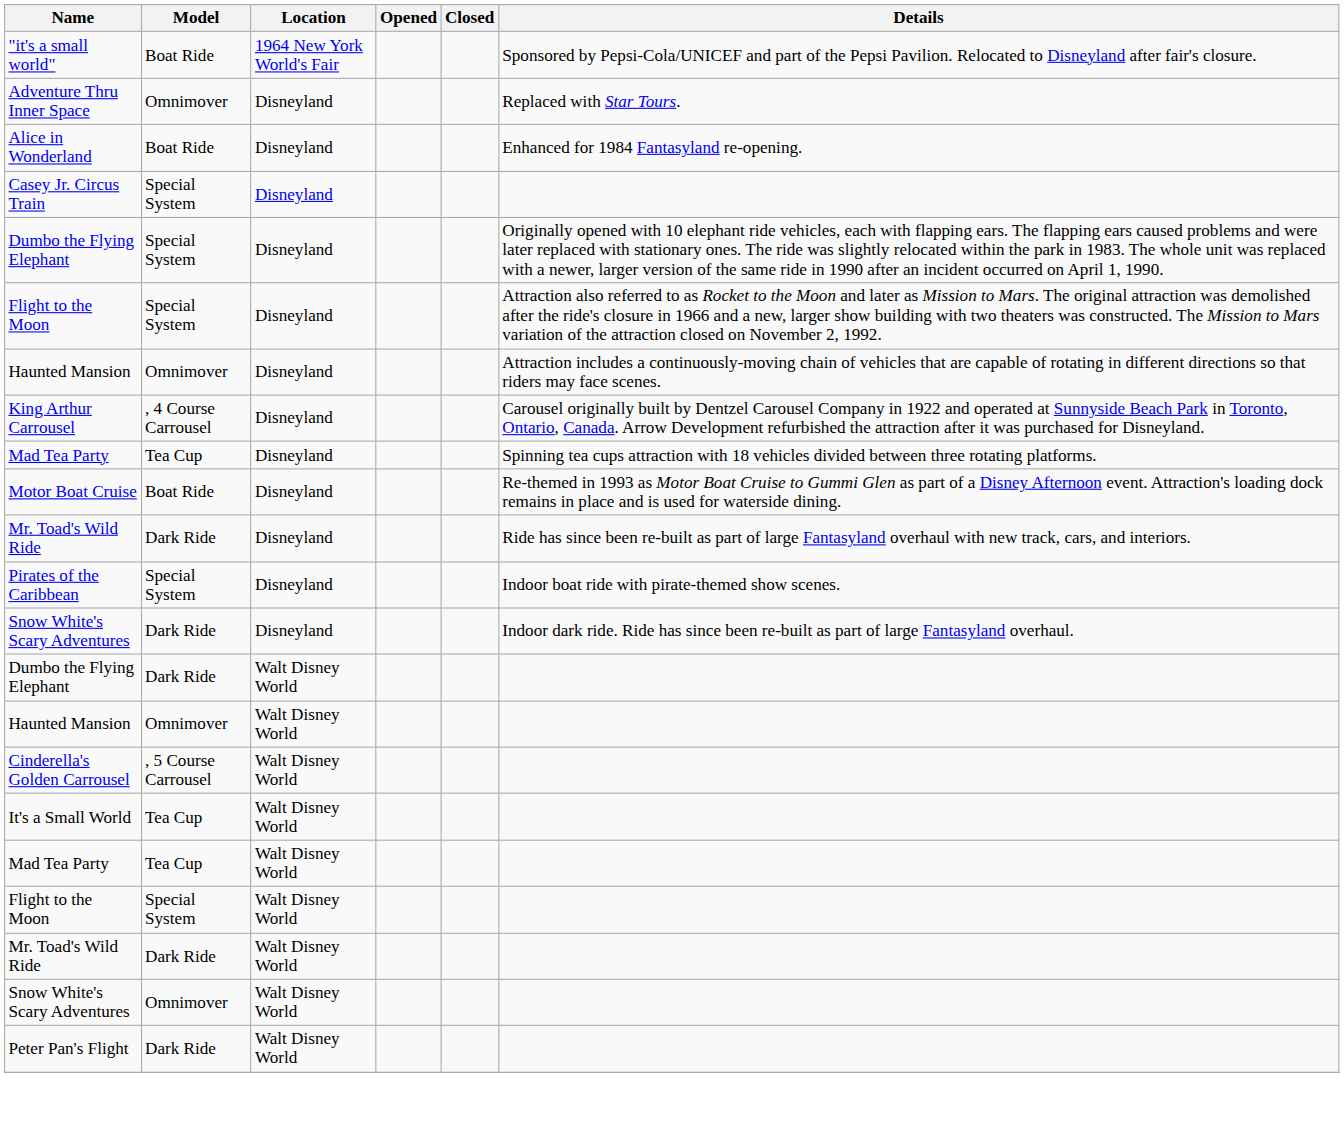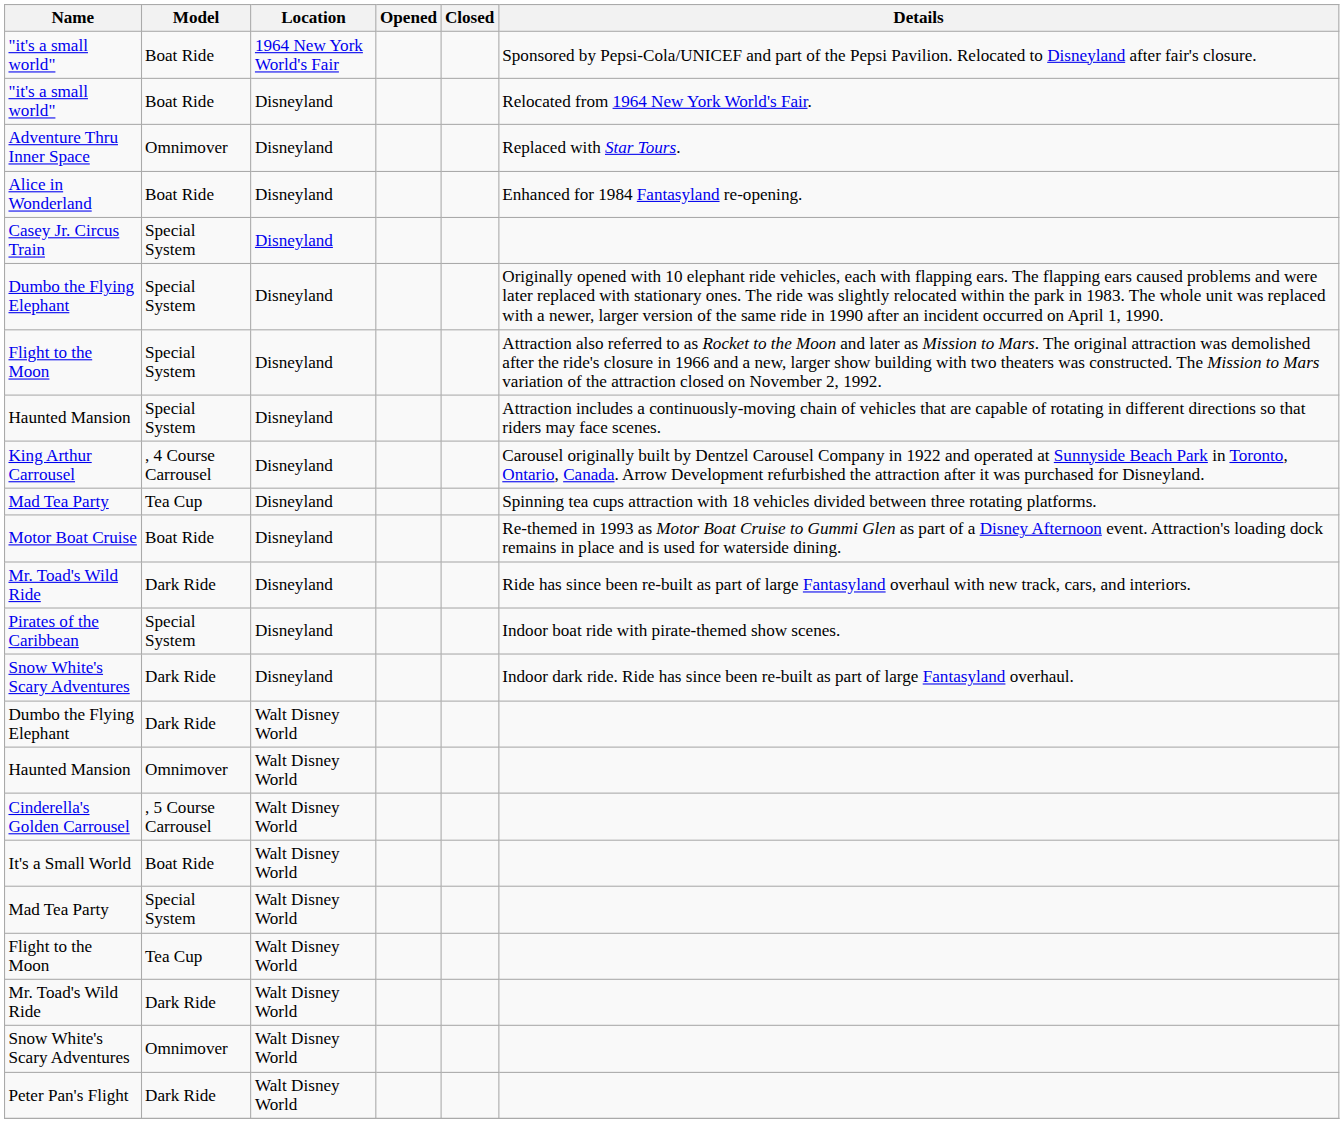+ row: (48, 101)
(186, 371) Omnimover -> (170, 418) Special System
(174, 816) Tea Cup -> (180, 863) Boat Ride
(174, 863) Tea Cup -> (170, 909) Special System
(170, 909) Special System -> (174, 955) Tea Cup
